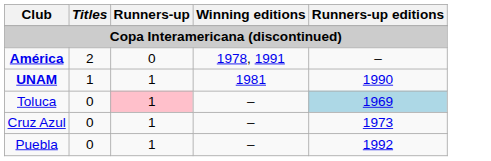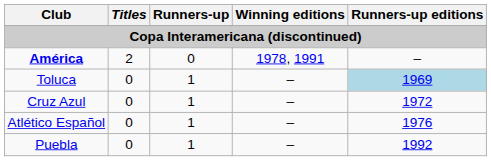- row: (37, 79)
(152, 101) pink background -> (191, 79) no background
(378, 123) 1973 -> (417, 101) 1972
+ row: (56, 123)
